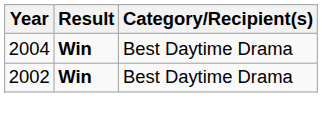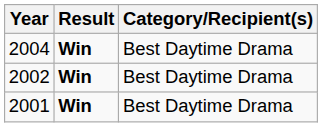+ row: (29, 106)
